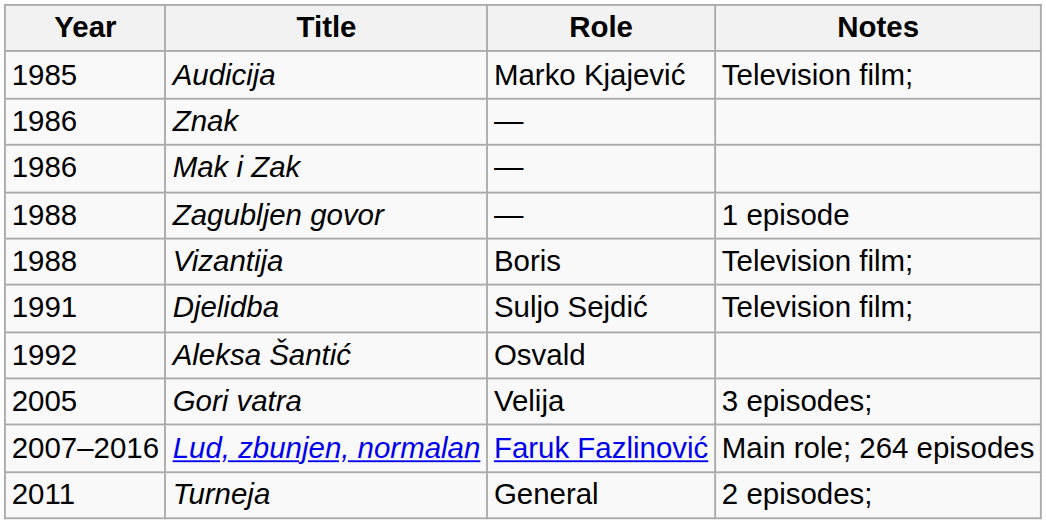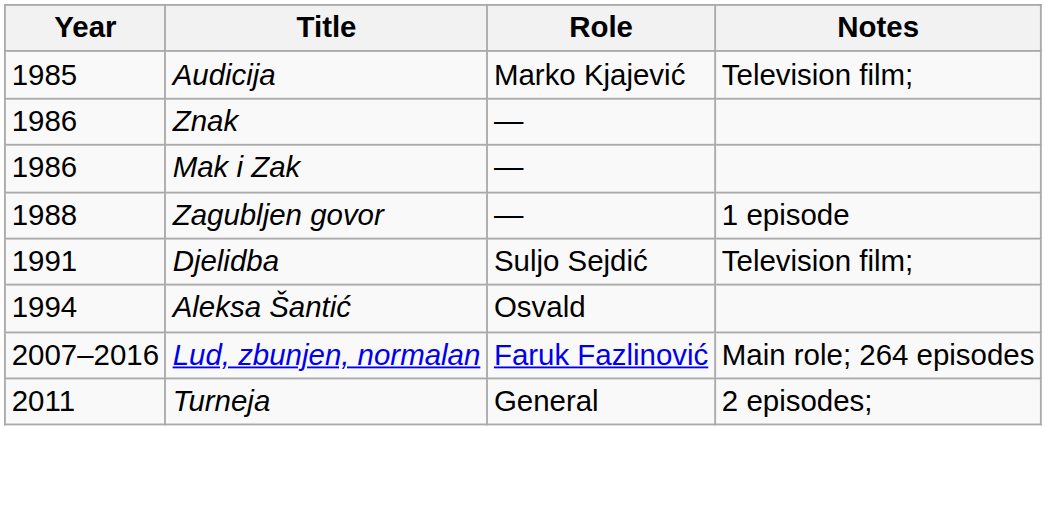- row: (228, 261)
(44, 354) 1992 -> (44, 307) 1994
- row: (237, 401)
